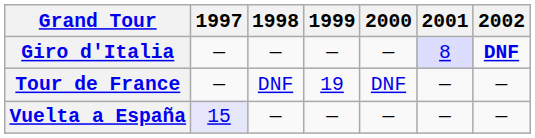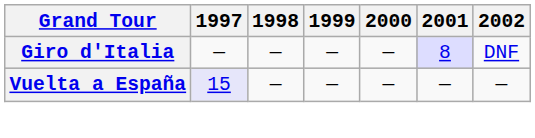(501, 53) bold -> (501, 53) normal
- row: (98, 85)
